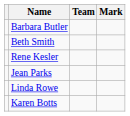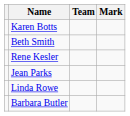rows swapped: (39, 27) <-> (34, 103)
